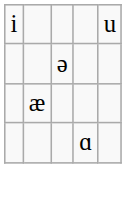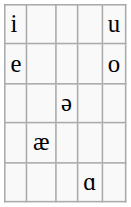+ row: (16, 63)
